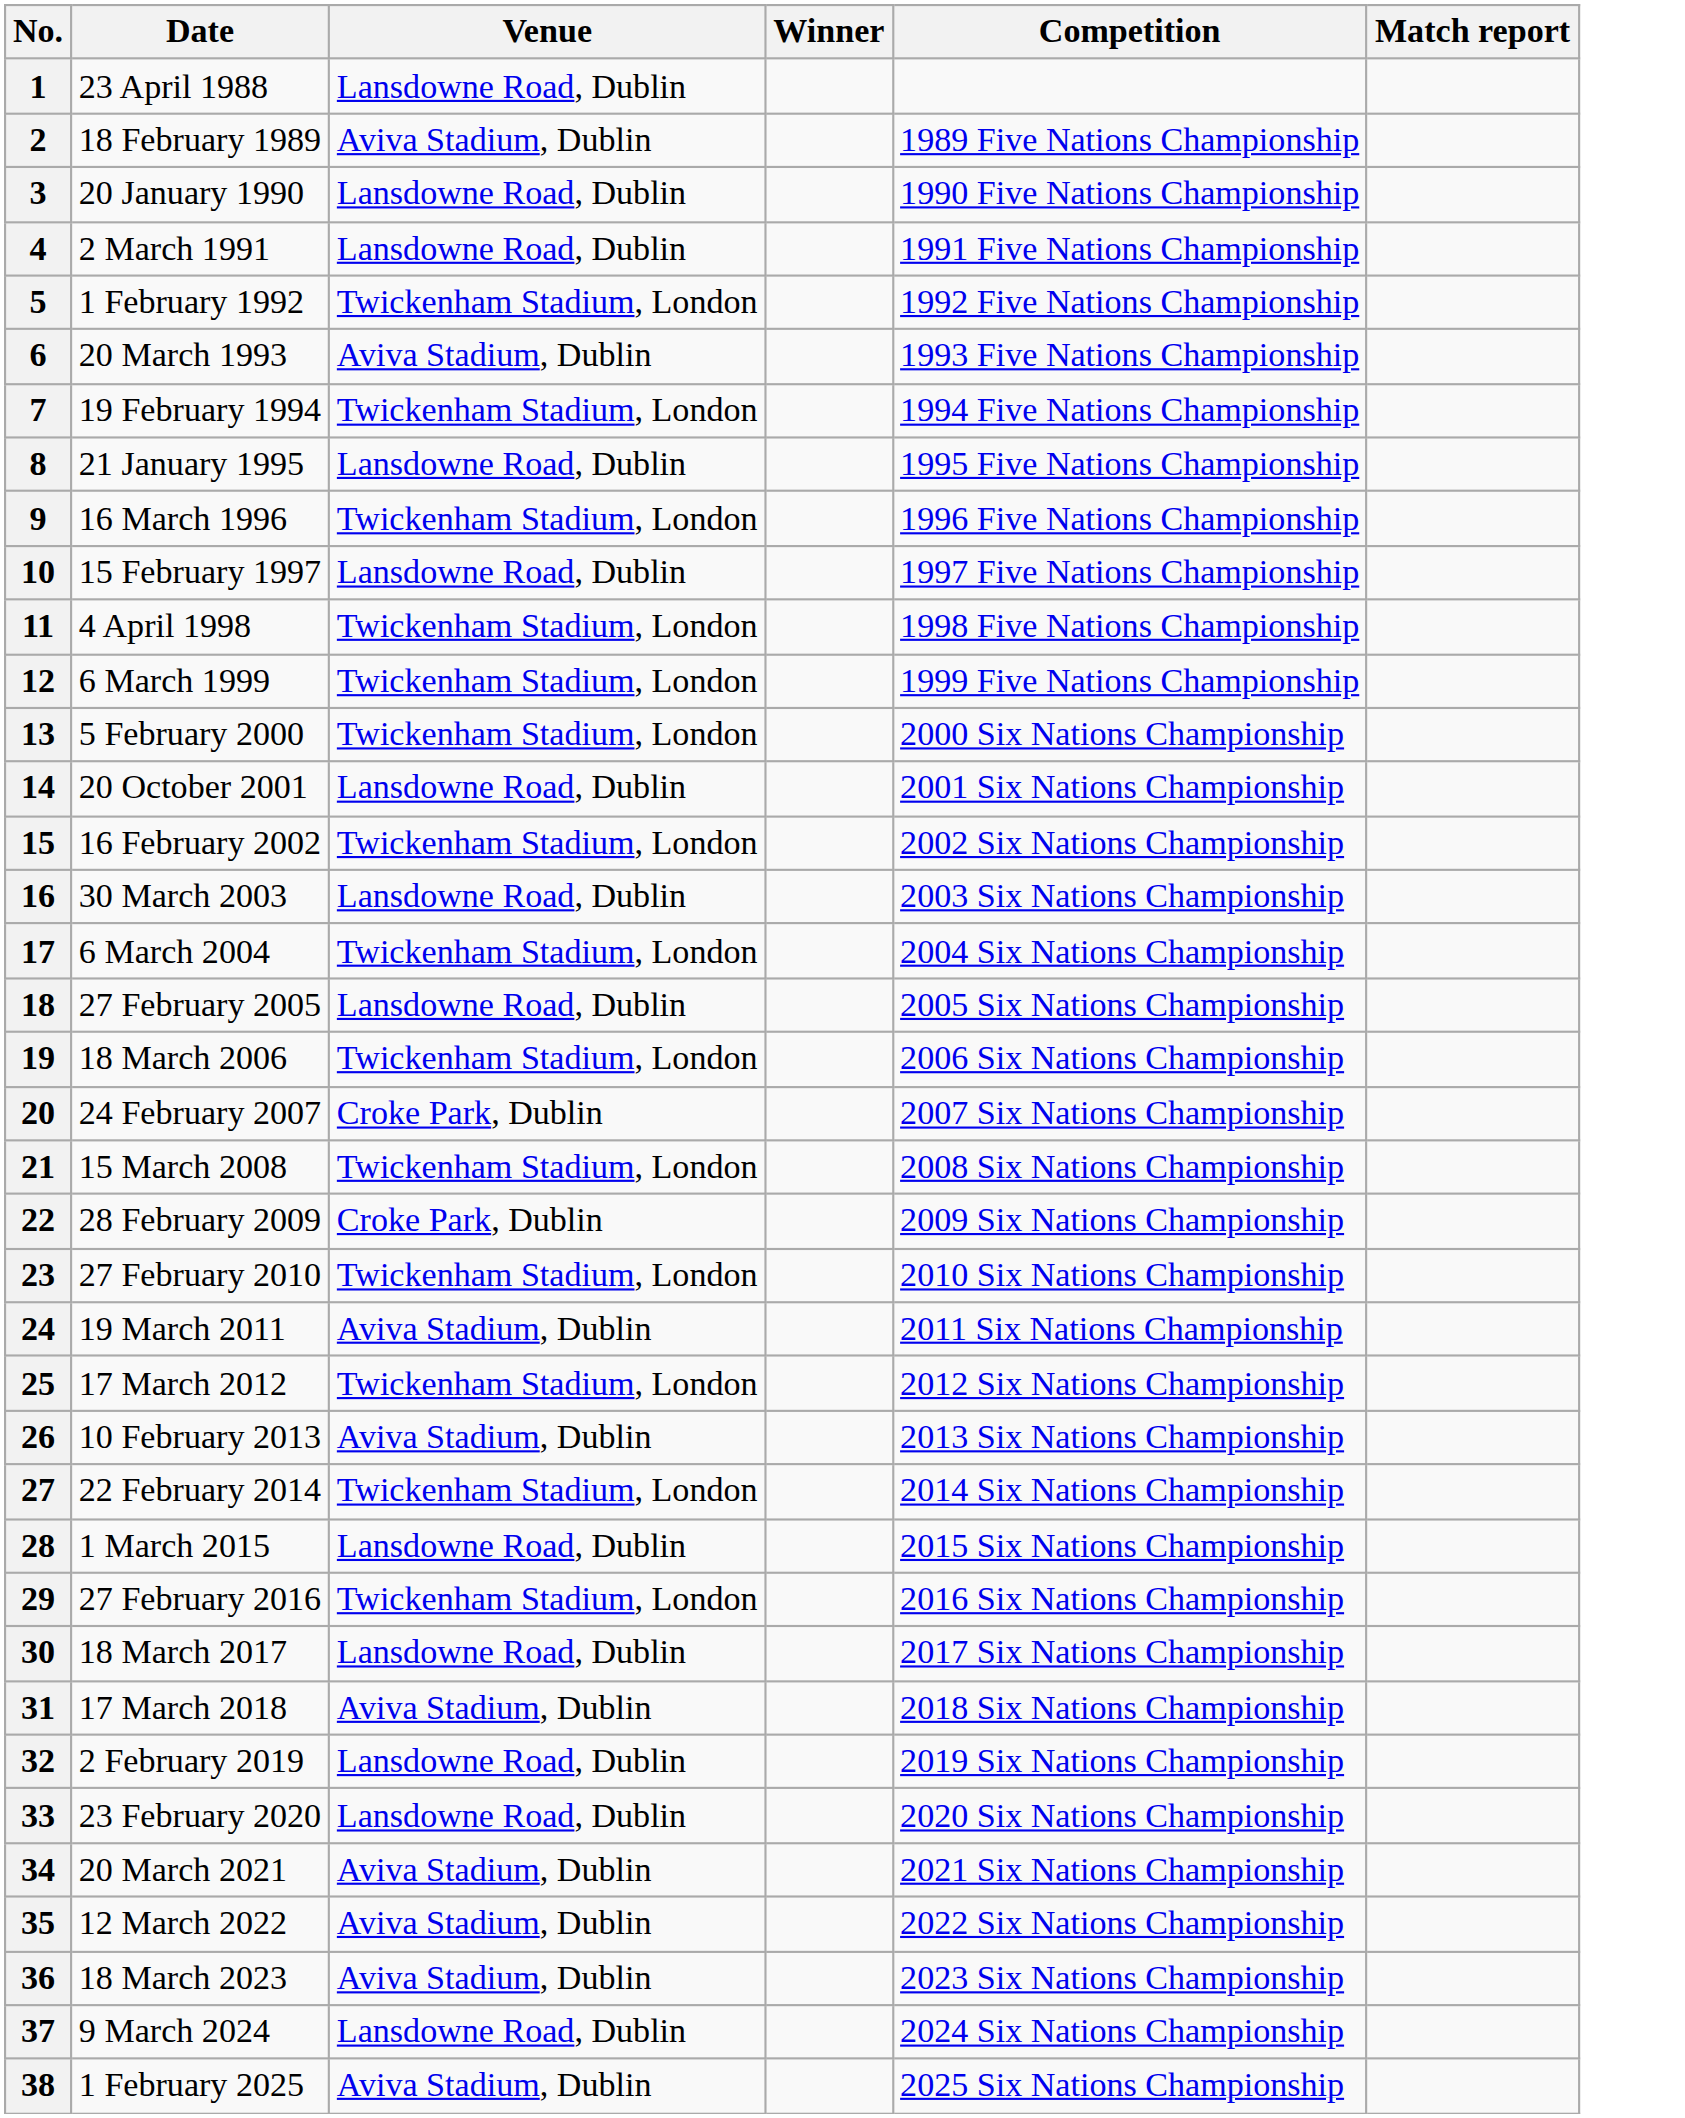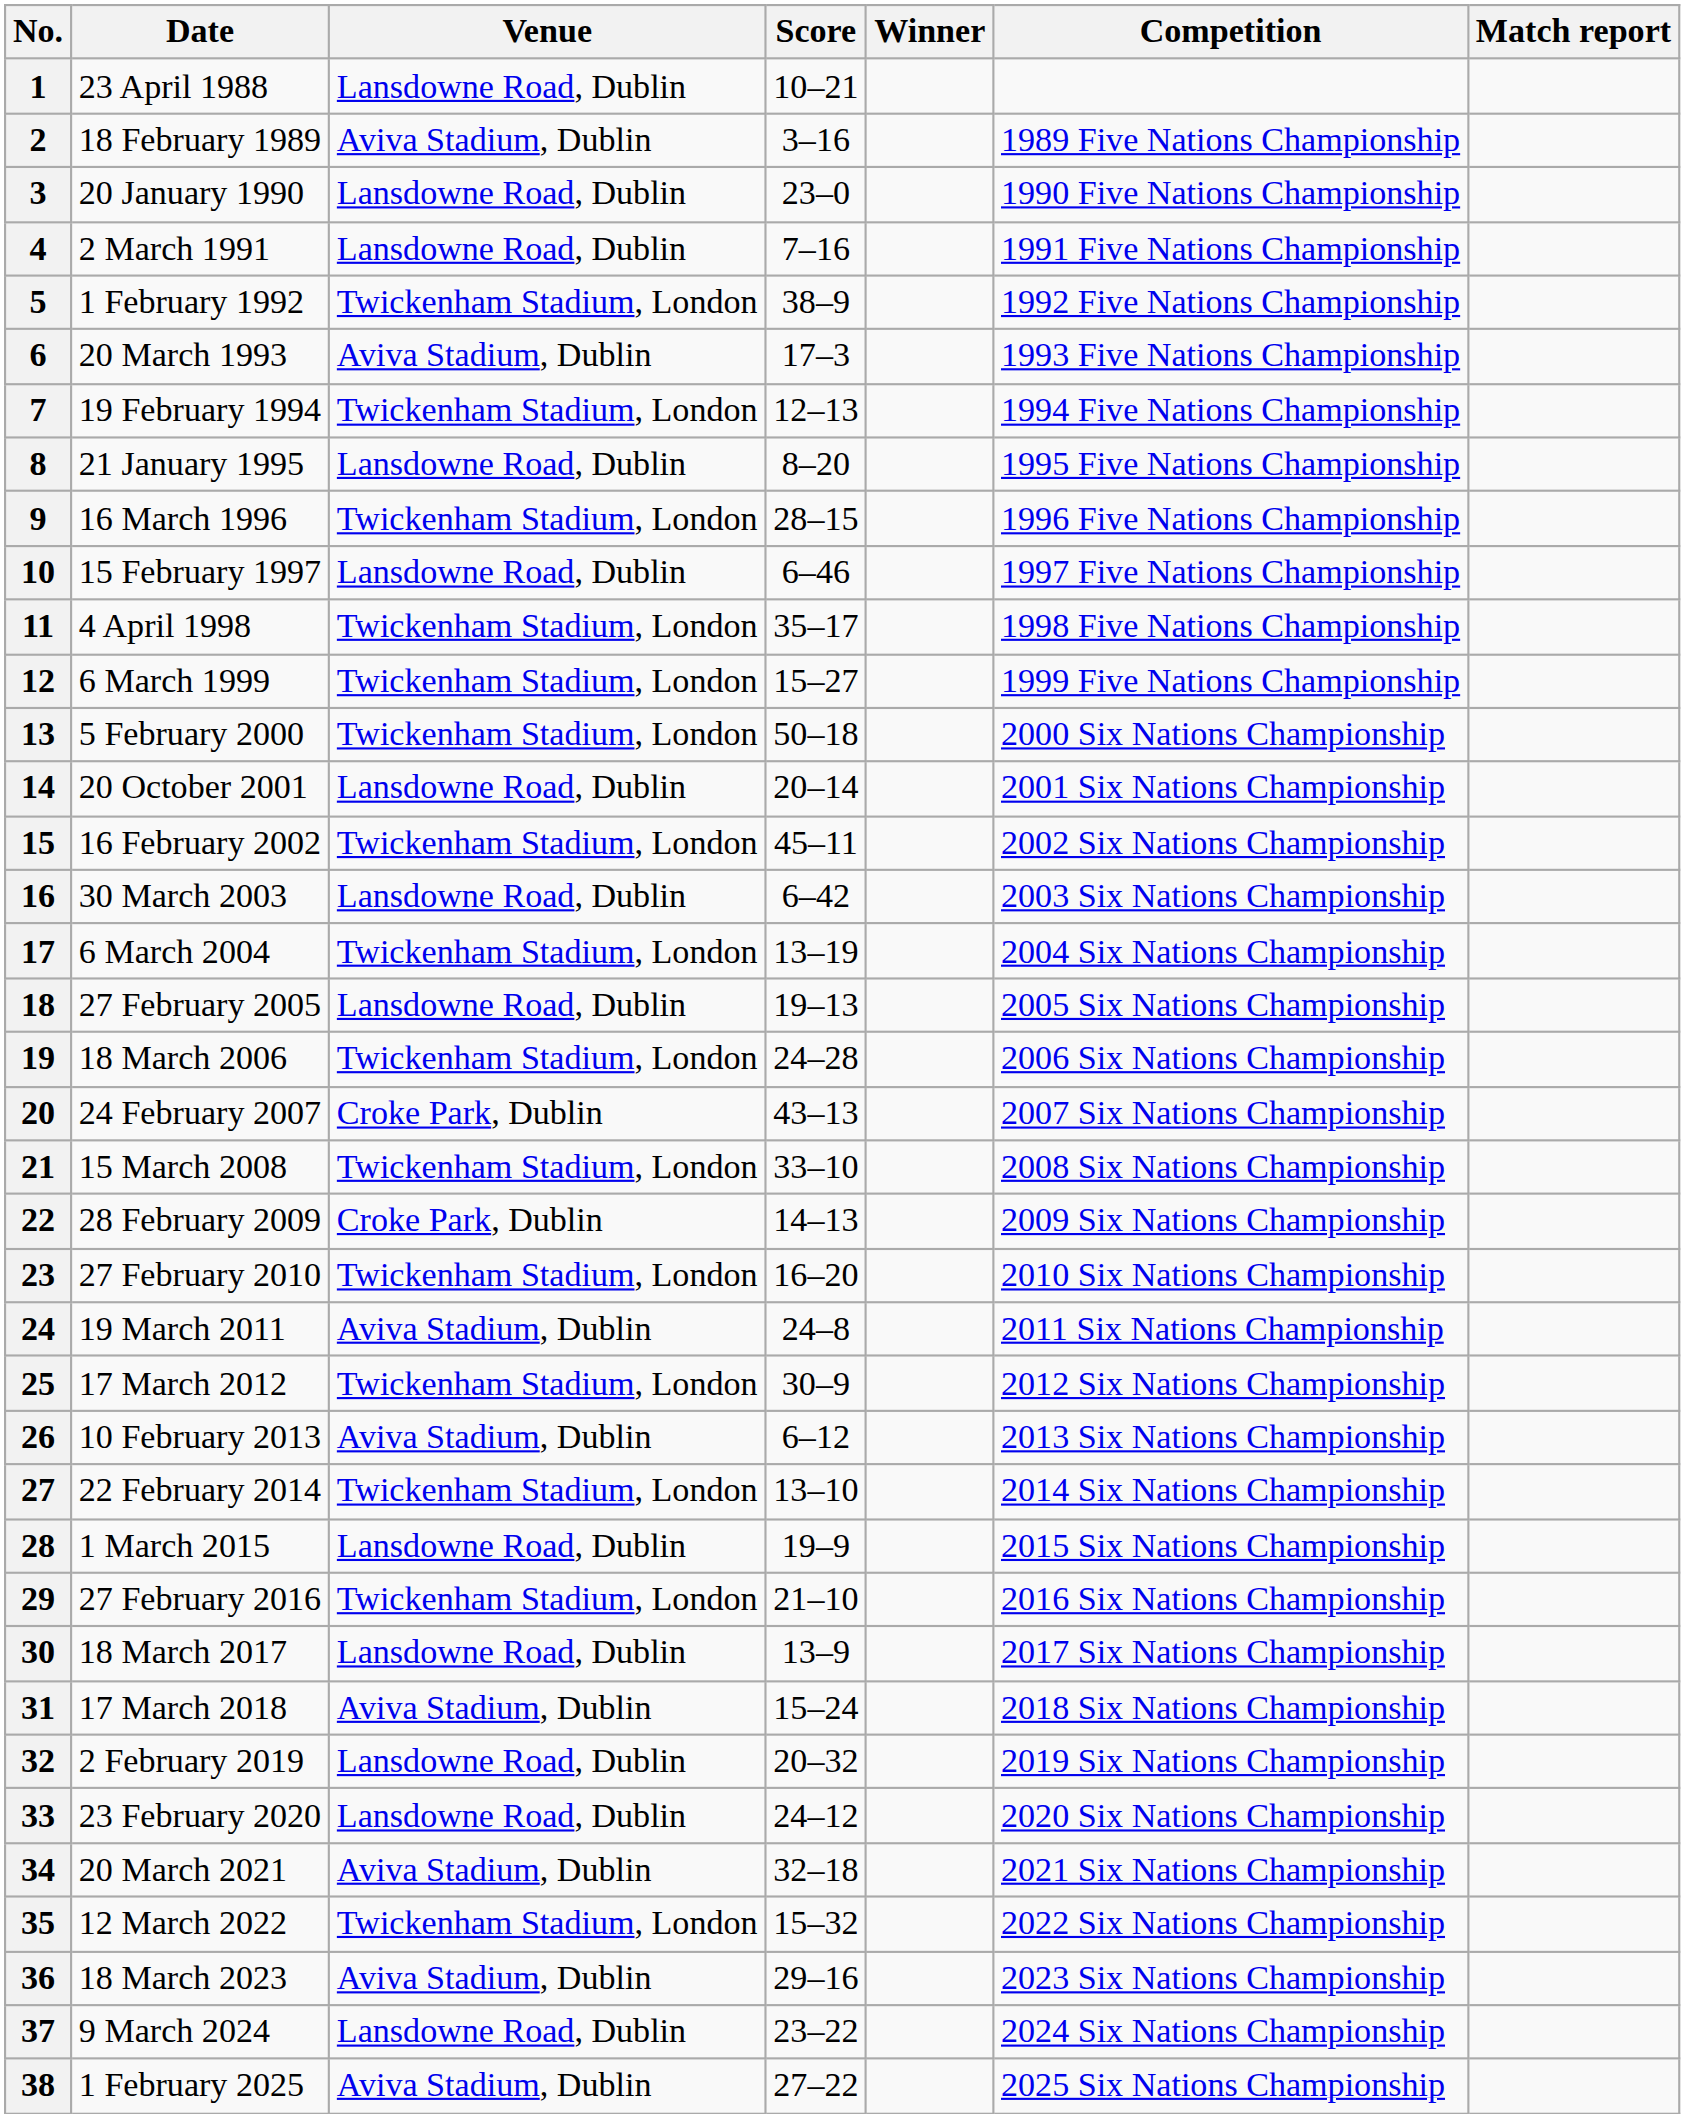+ column: (816, 31)
(494, 1923) Aviva Stadium, Dublin -> (547, 1923) Twickenham Stadium, London
